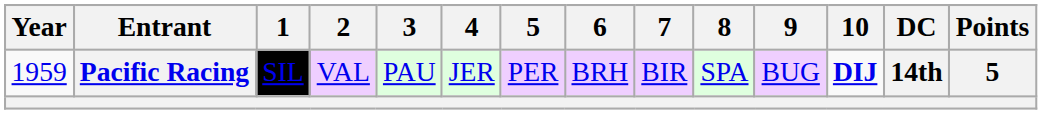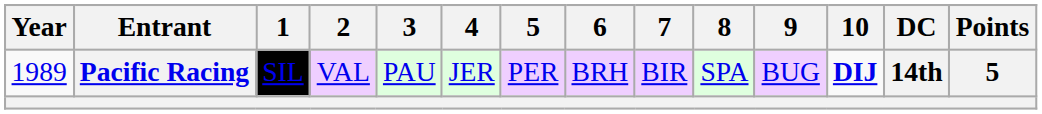(39, 72) 1959 -> (39, 72) 1989
